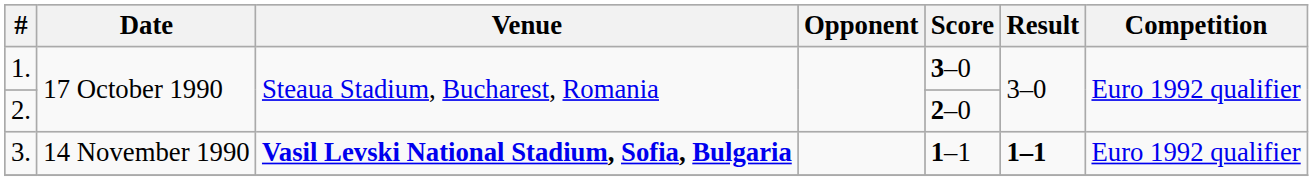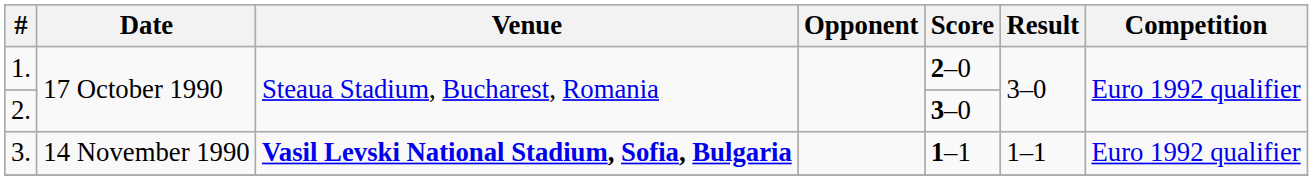(951, 68) 3–0 -> (951, 68) 2–0
(951, 110) 2–0 -> (951, 110) 3–0
(1026, 152) bold -> (1026, 152) normal
